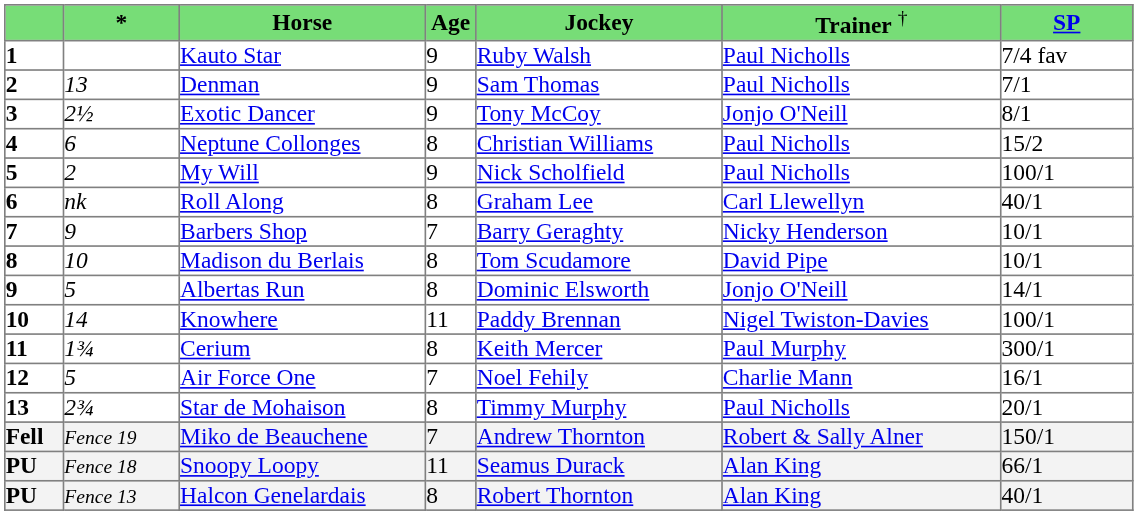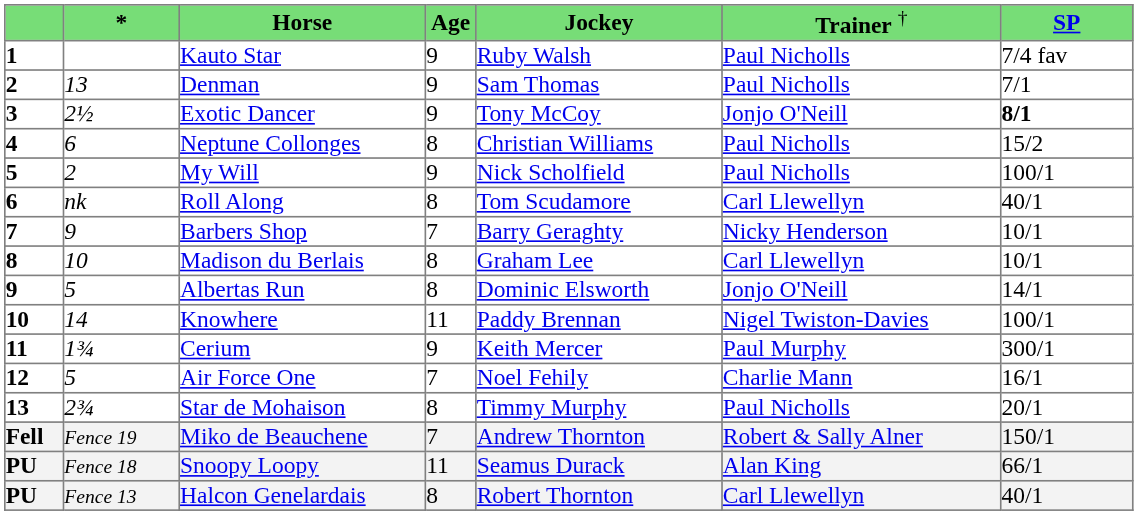(1017, 113) normal -> (1017, 113) bold
(535, 201) Graham Lee -> (554, 201) Tom Scudamore
(554, 260) Tom Scudamore -> (535, 260) Graham Lee
(775, 260) David Pipe -> (794, 260) Carl Llewellyn
(432, 348) 8 -> (432, 348) 9
(772, 494) Alan King -> (794, 494) Carl Llewellyn
